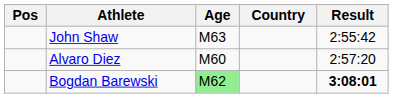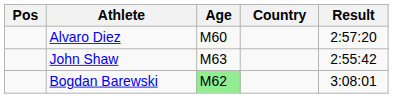rows swapped: (84, 37) <-> (85, 59)
(353, 81) bold -> (353, 81) normal
